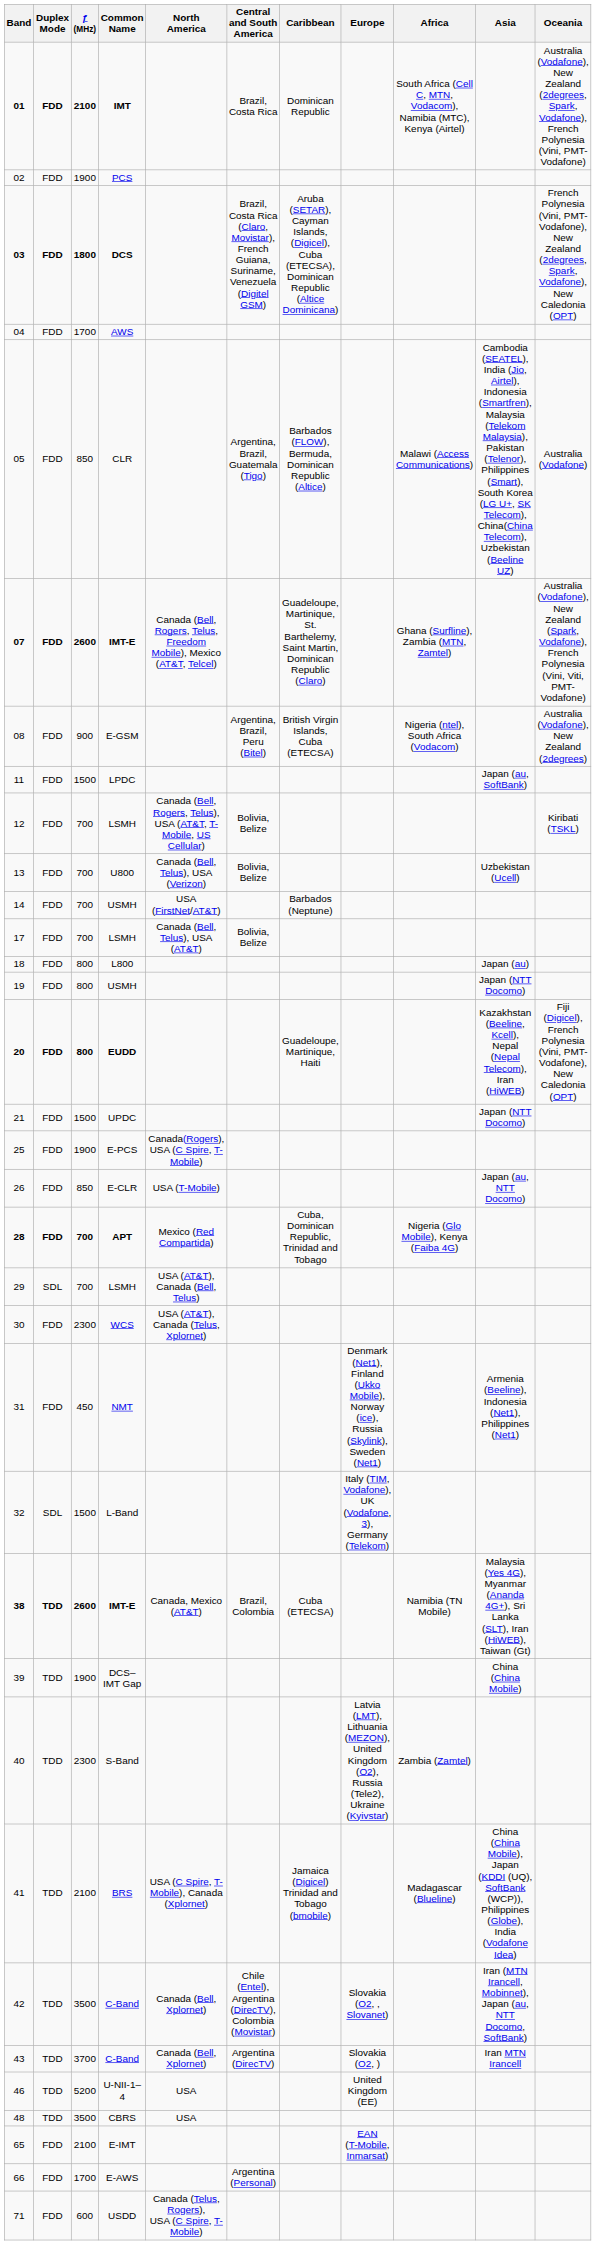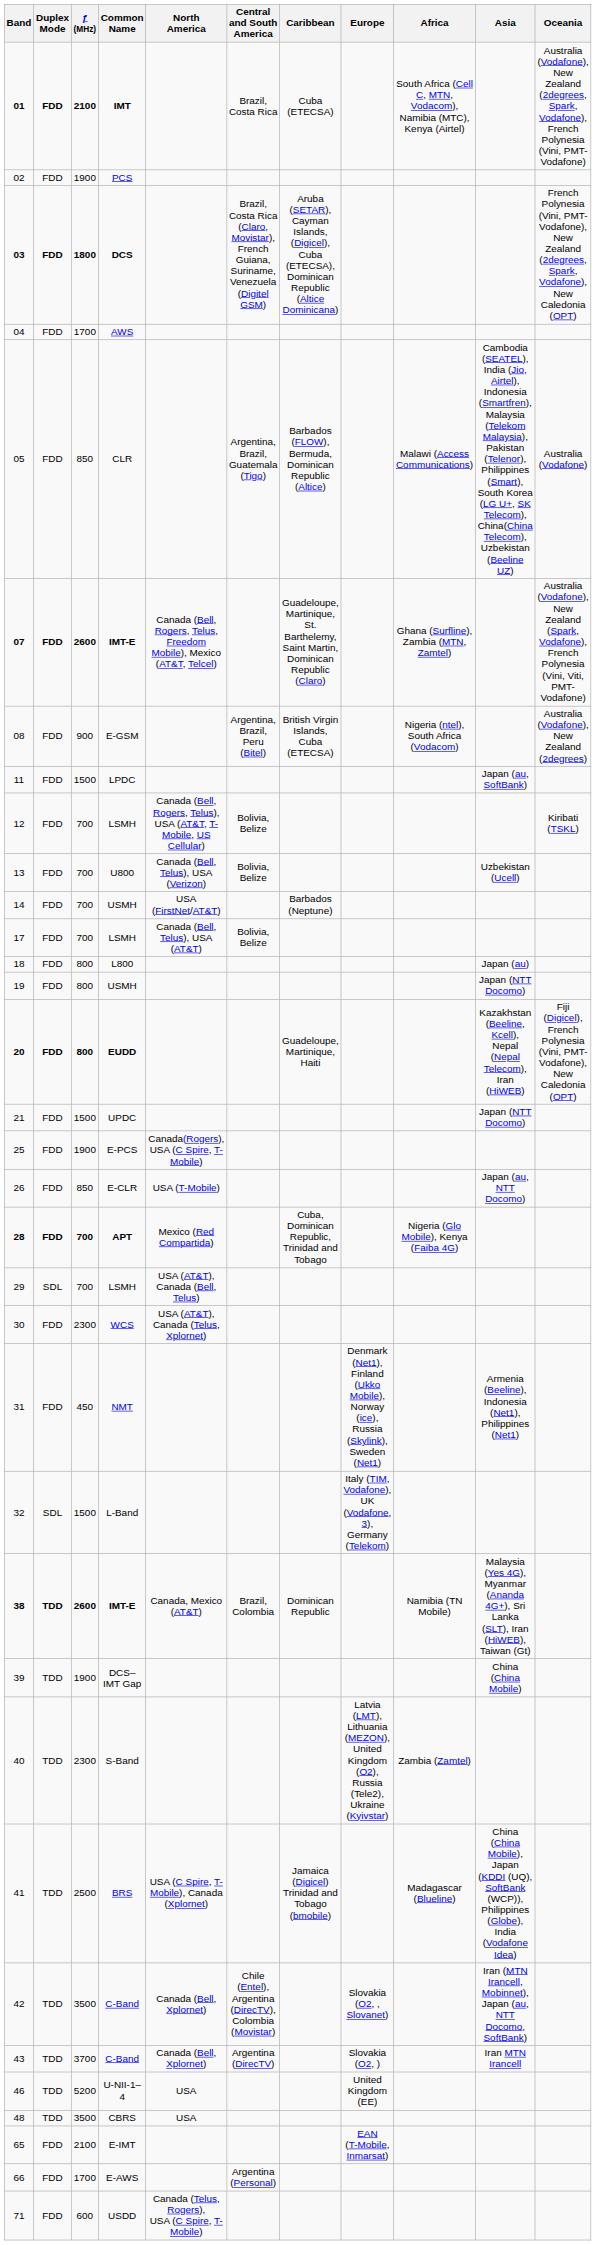(310, 106) Dominican Republic -> (310, 106) Cuba (ETECSA)
(310, 1606) Cuba (ETECSA) -> (310, 1606) Dominican Republic
(85, 1893) 2100 -> (85, 1893) 2500
